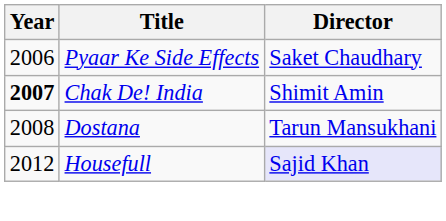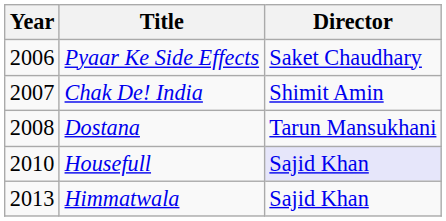(32, 92) bold -> (32, 92) normal
(32, 163) 2012 -> (32, 163) 2010
+ row: (122, 198)
